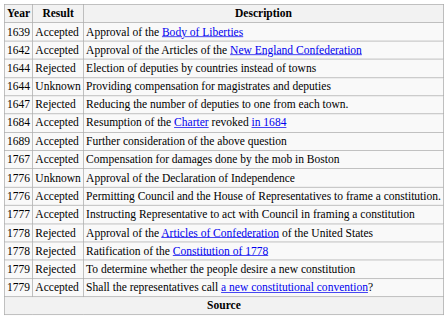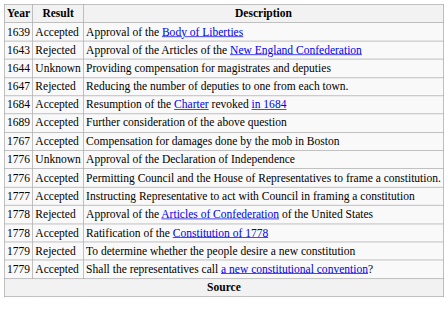(19, 50) 1642 -> (19, 50) 1643
(57, 50) Accepted -> (56, 50) Rejected
- row: (201, 68)
(56, 251) Rejected -> (57, 232) Accepted
